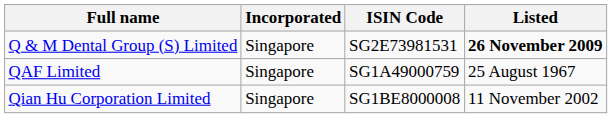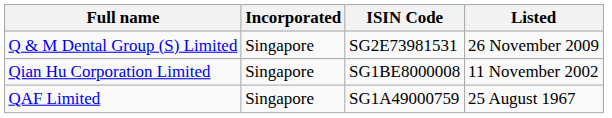(535, 44) bold -> (534, 44) normal
rows swapped: (54, 71) <-> (109, 98)
